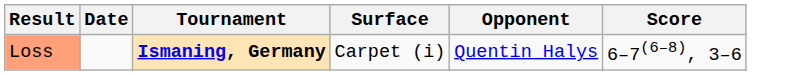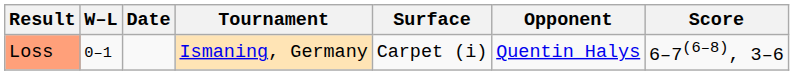+ column: (101, 20)
(232, 52) bold -> (274, 52) normal
